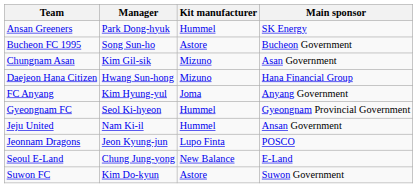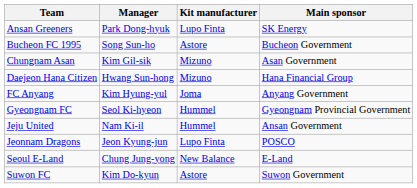(198, 28) Hummel -> (202, 28) Lupo Finta
